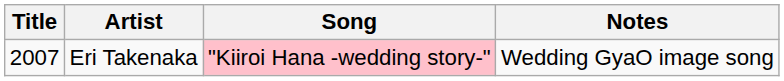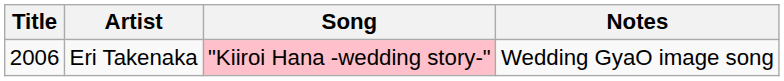(35, 57) 2007 -> (35, 57) 2006
